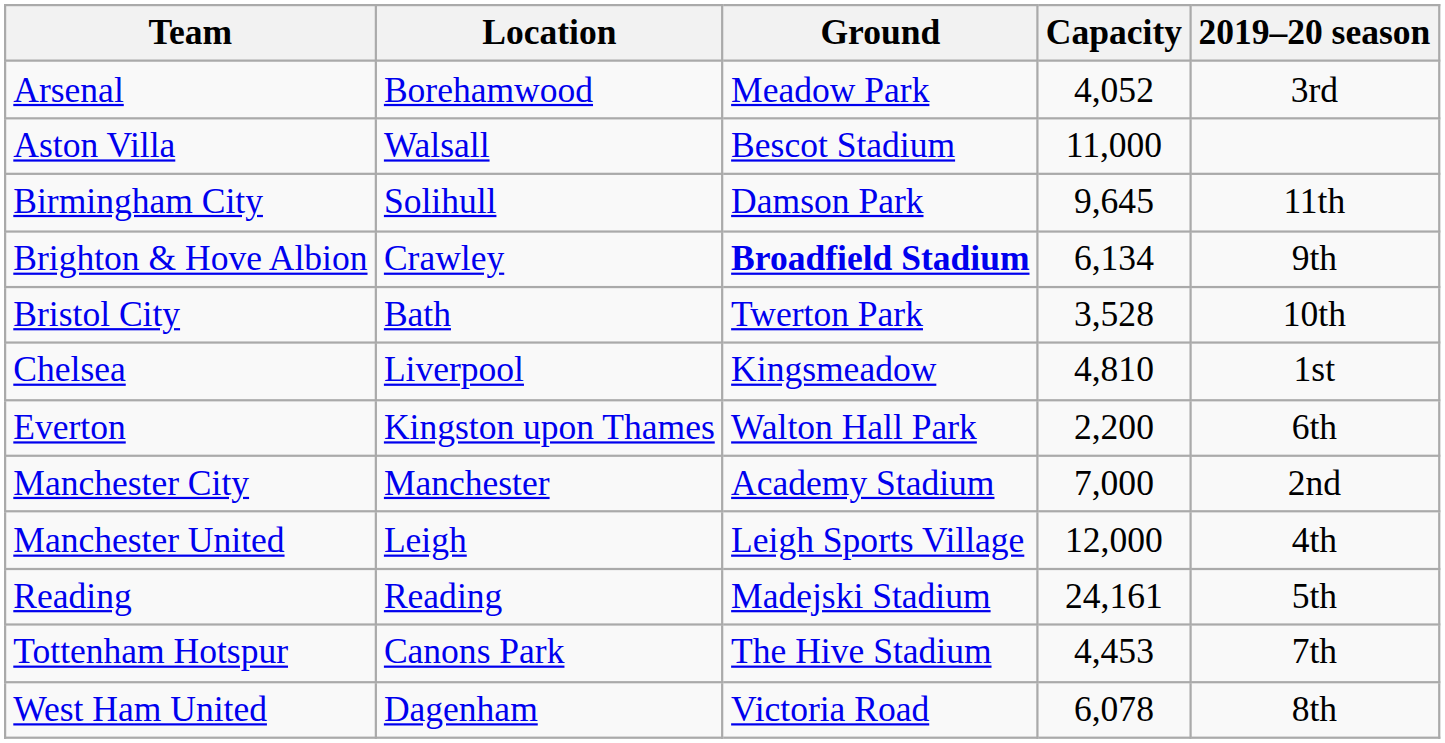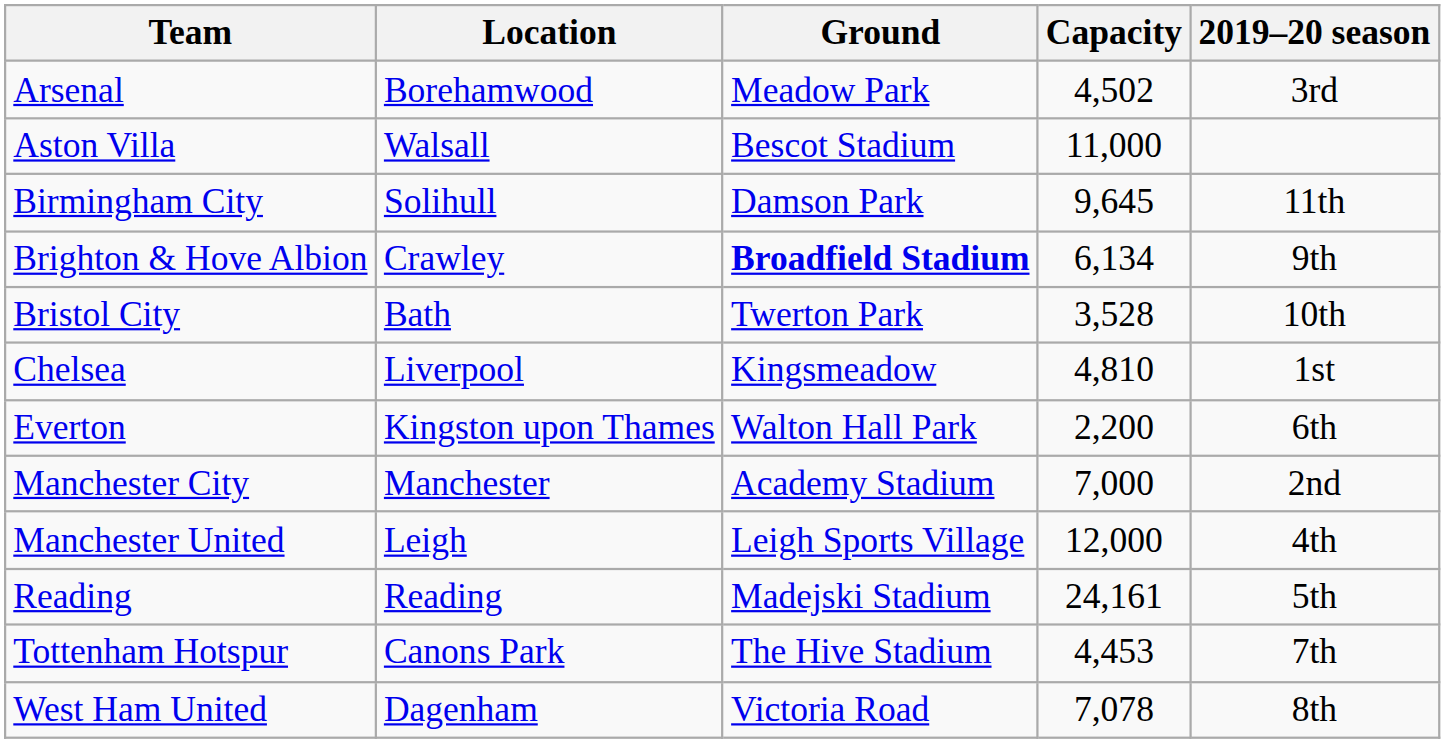(1114, 88) 4,052 -> (1114, 88) 4,502
(1114, 708) 6,078 -> (1114, 708) 7,078
